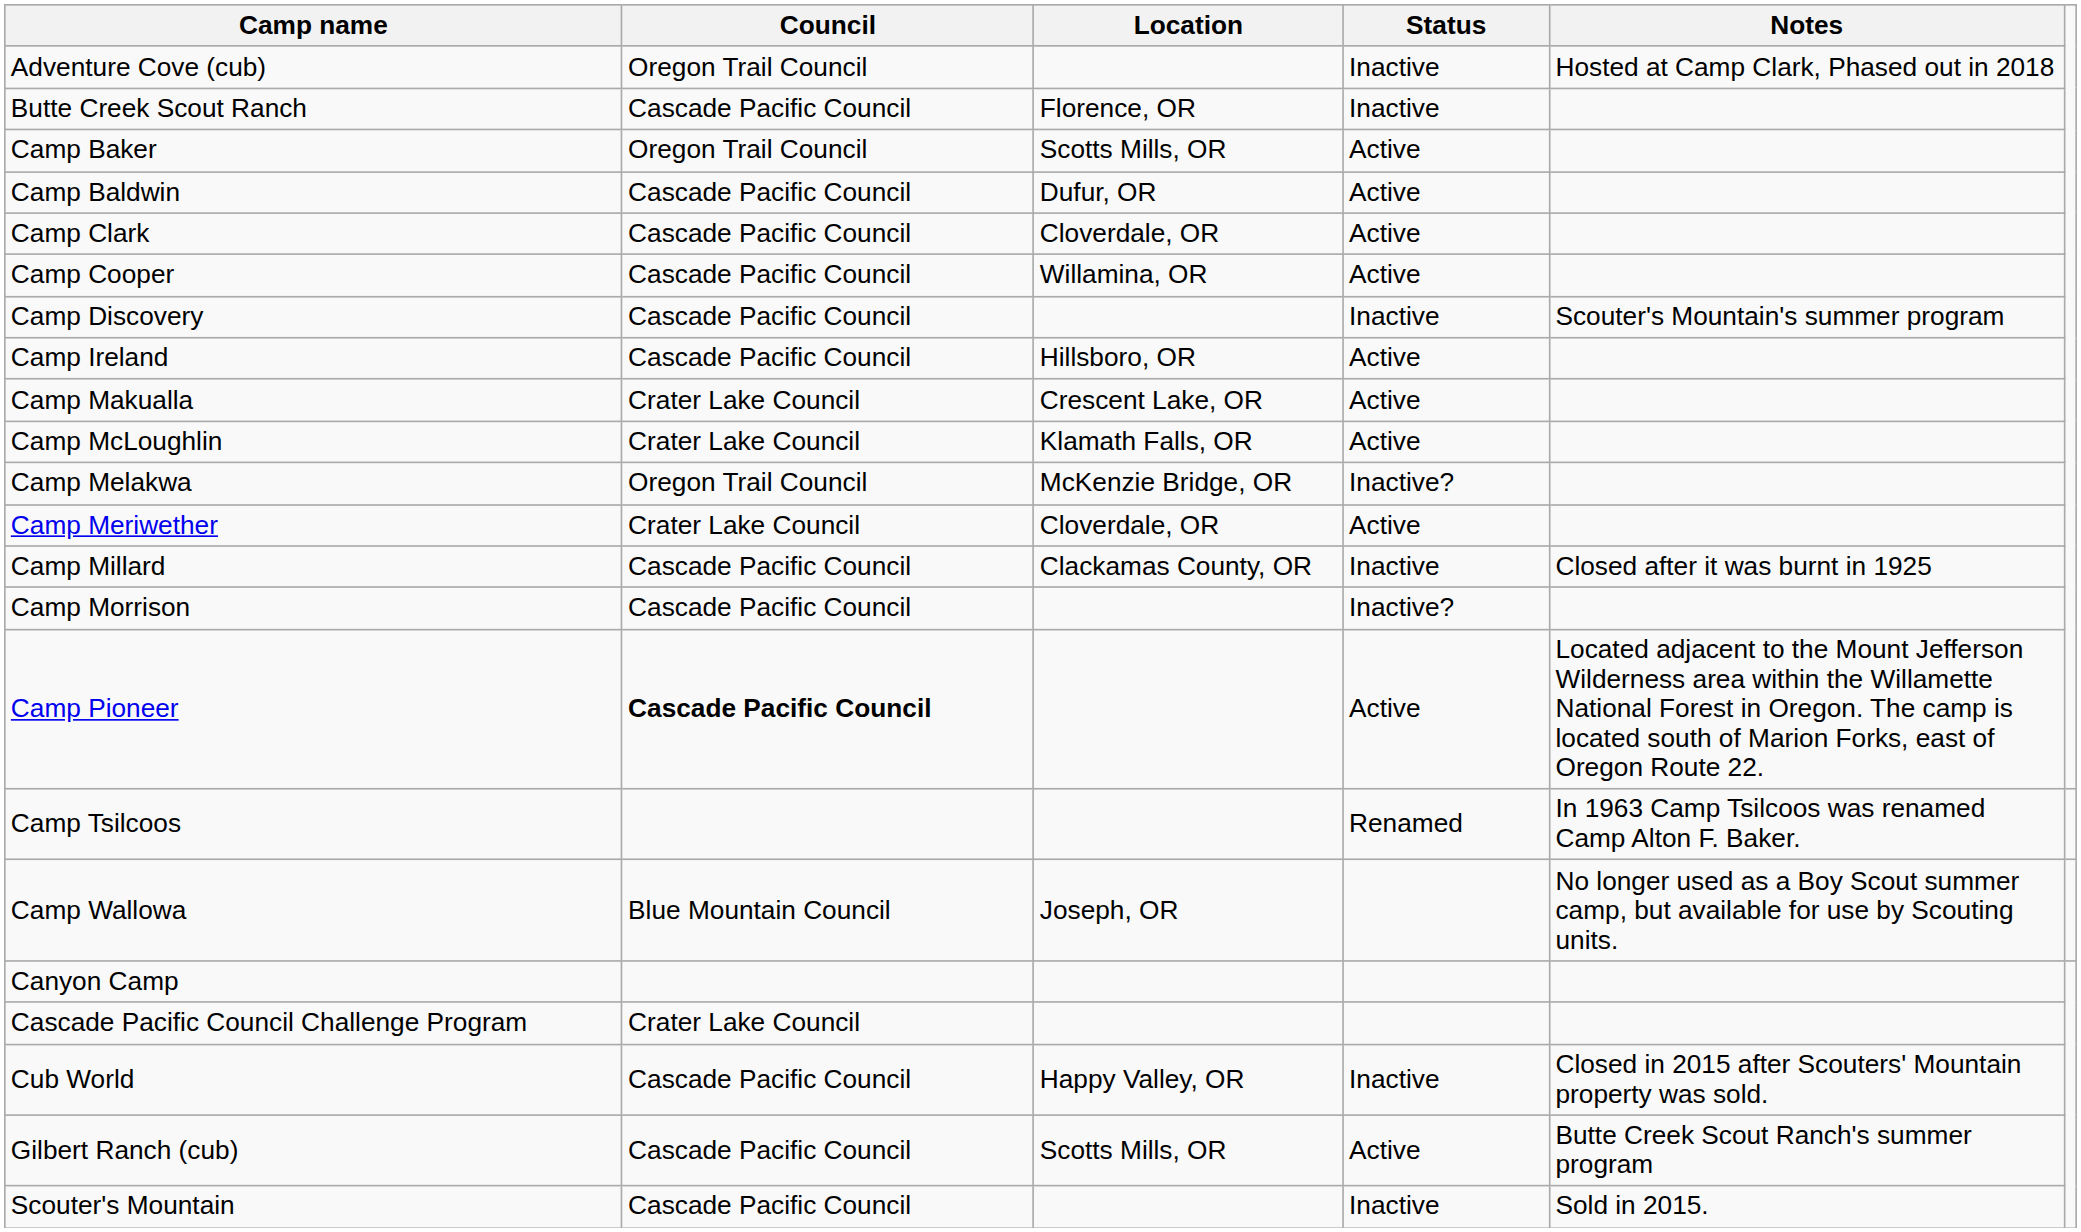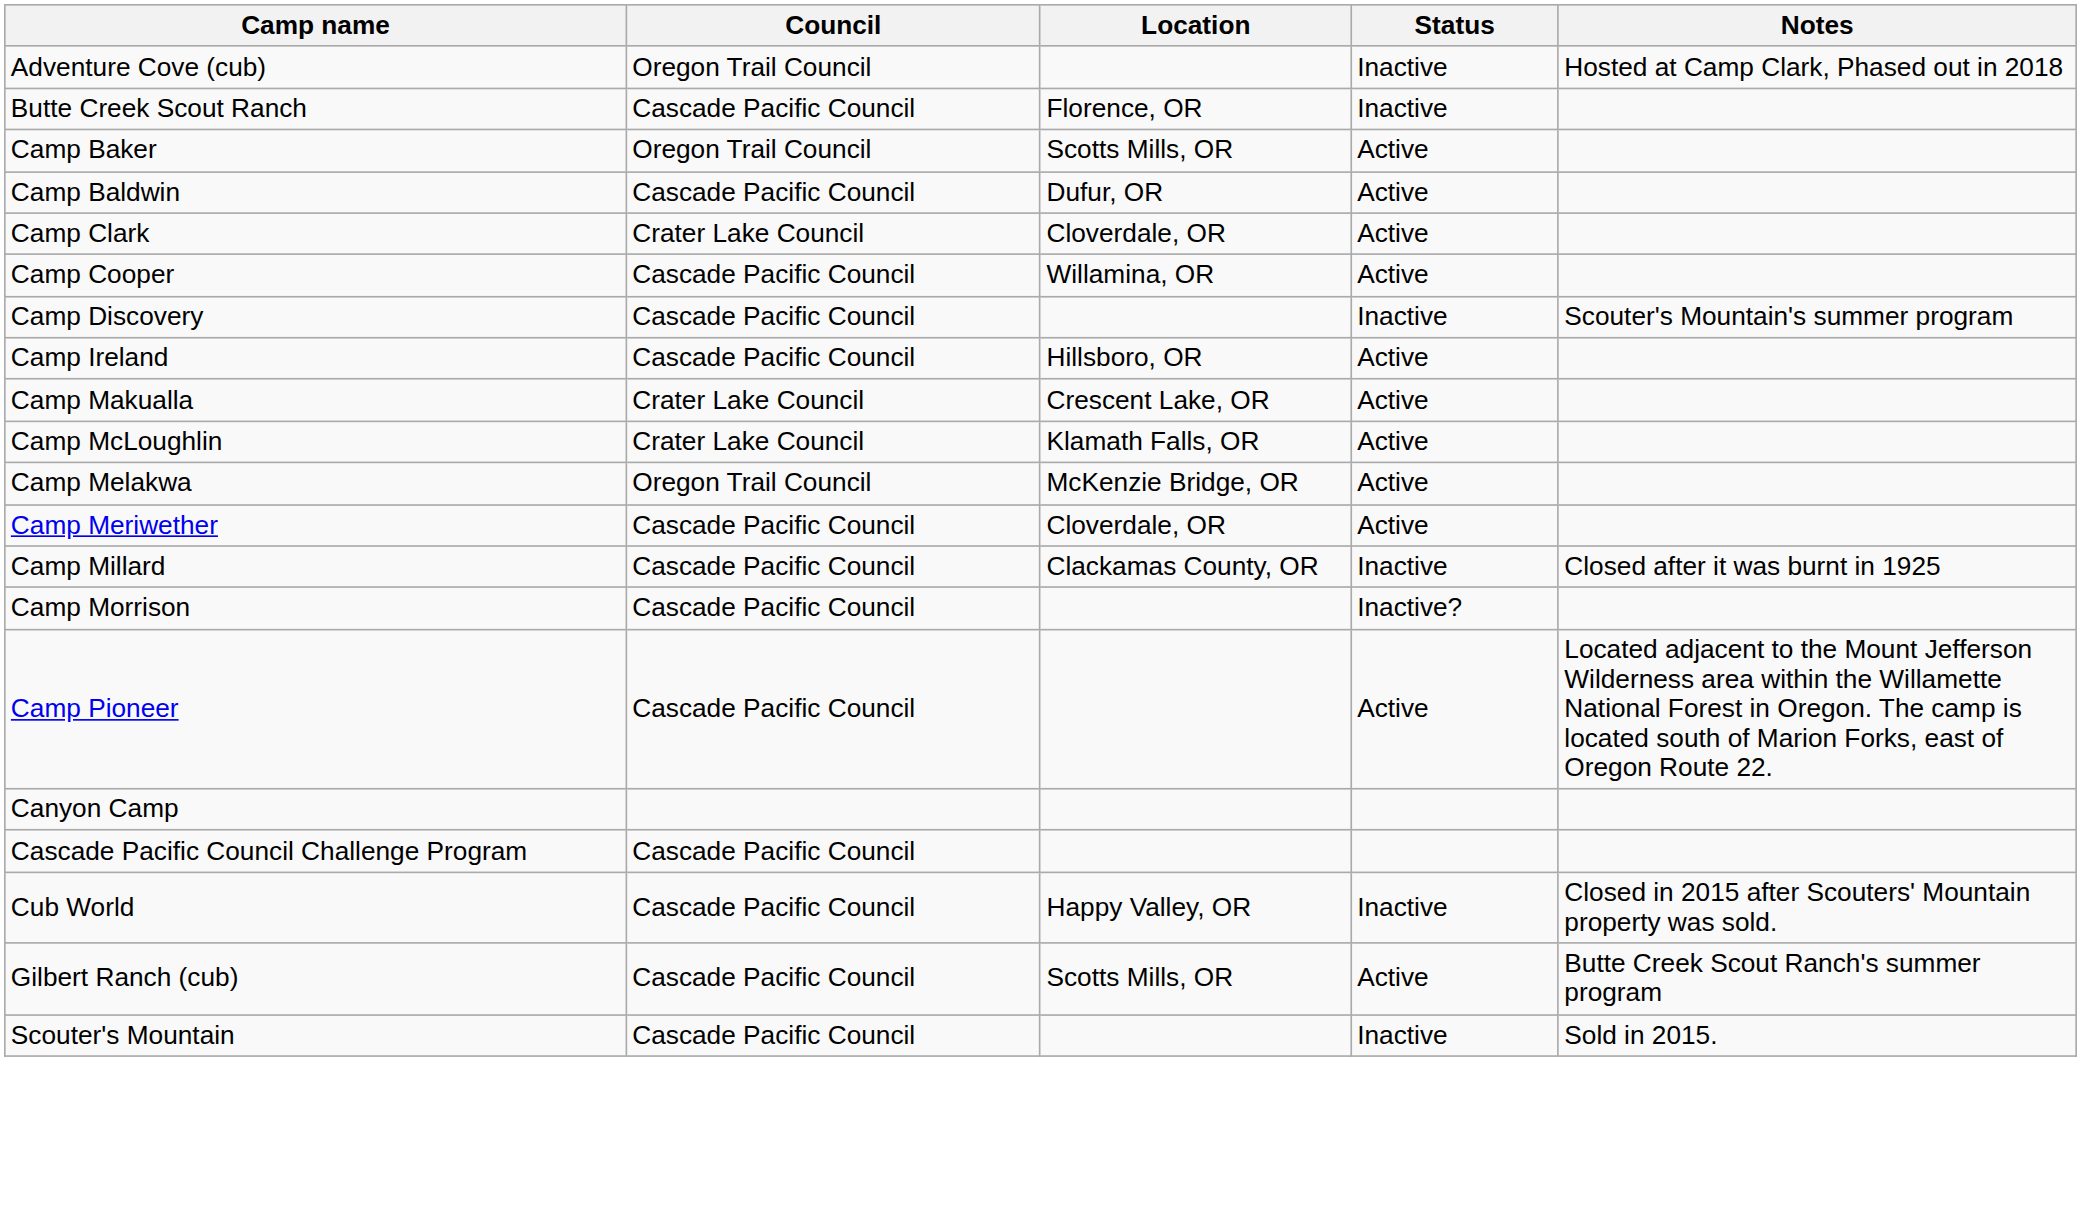(770, 233) Cascade Pacific Council -> (748, 233) Crater Lake Council
(1402, 483) Inactive? -> (1393, 483) Active
(744, 524) Crater Lake Council -> (774, 524) Cascade Pacific Council
(780, 708) bold -> (774, 708) normal
- row: (96, 823)
- row: (99, 909)
(744, 1022) Crater Lake Council -> (774, 850) Cascade Pacific Council
